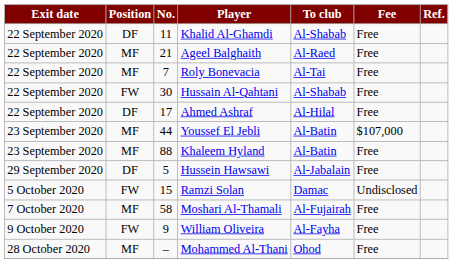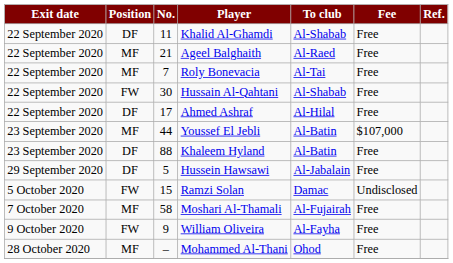(130, 151) MF -> (130, 151) DF
